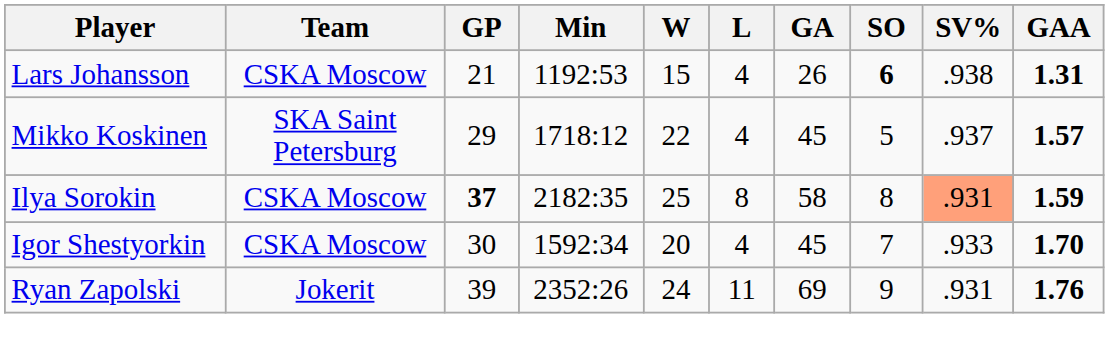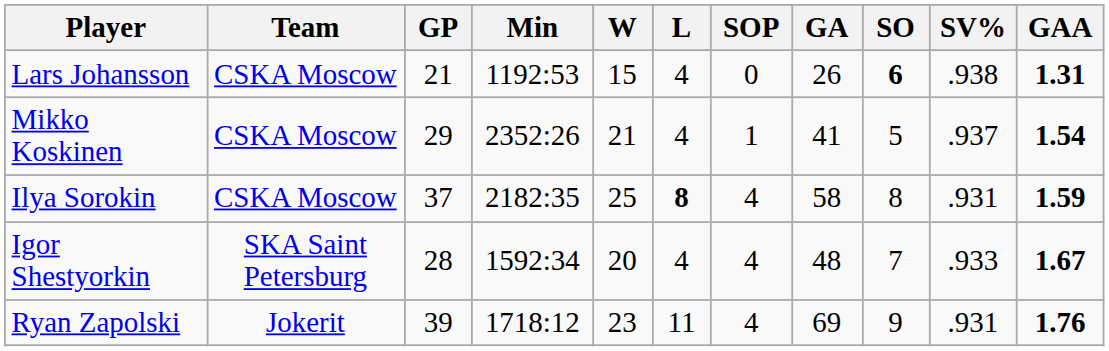+ column: (751, 27)
(335, 135) SKA Saint Petersburg -> (305, 135) CSKA Moscow
(581, 135) 1718:12 -> (532, 135) 2352:26
(676, 135) 22 -> (622, 135) 21
(812, 135) 45 -> (827, 135) 41
(1059, 135) 1.57 -> (1060, 135) 1.54
(482, 197) bold -> (438, 197) normal
(742, 197) normal -> (682, 197) bold
(968, 197) lightsalmon background -> (973, 197) no background
(335, 243) CSKA Moscow -> (305, 260) SKA Saint Petersburg
(482, 243) 30 -> (438, 260) 28
(812, 243) 45 -> (827, 260) 48
(1059, 243) 1.70 -> (1060, 260) 1.67
(581, 289) 2352:26 -> (532, 322) 1718:12
(676, 289) 24 -> (622, 322) 23
